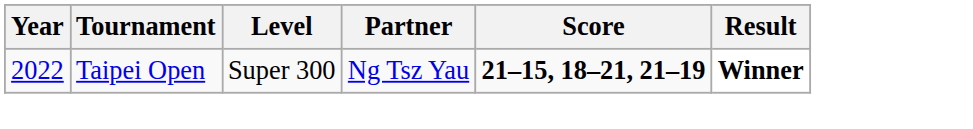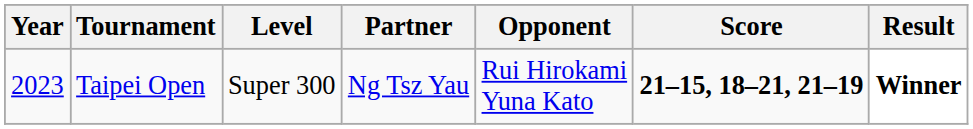+ column: (554, 26)
(37, 70) 2022 -> (37, 85) 2023
